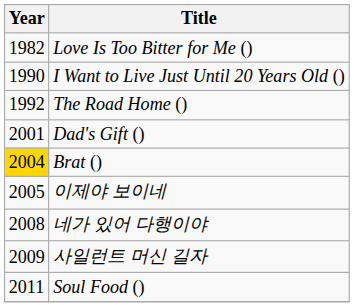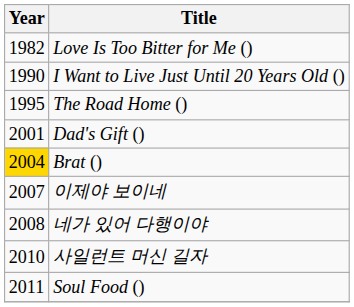(27, 104) 1992 -> (27, 104) 1995
(27, 192) 2005 -> (27, 192) 2007
(27, 256) 2009 -> (27, 256) 2010
